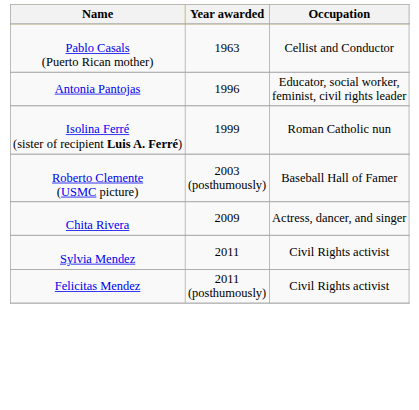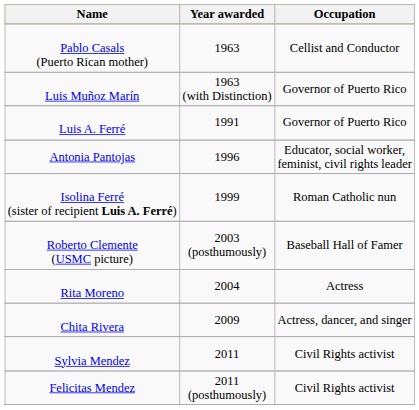+ row: (92, 96)
+ row: (92, 129)
+ row: (92, 293)
